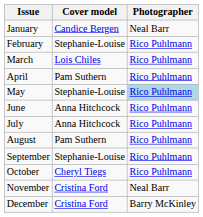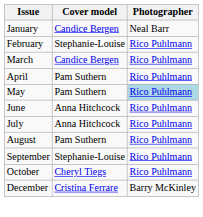(77, 60) Lois Chiles -> (87, 60) Candice Bergen
(90, 92) Stephanie-Louise -> (80, 92) Pam Suthern
- row: (28, 188)
(81, 204) Cristina Ford -> (86, 188) Cristina Ferrare
